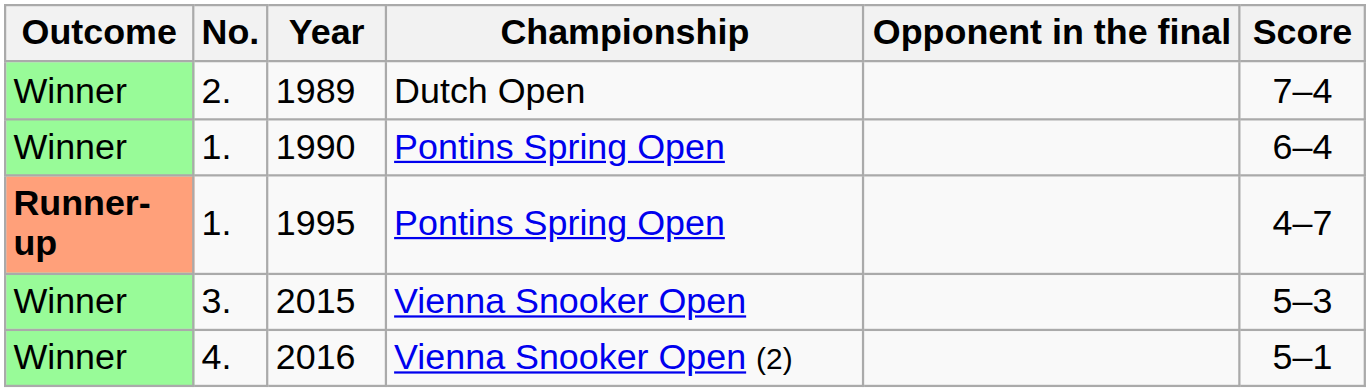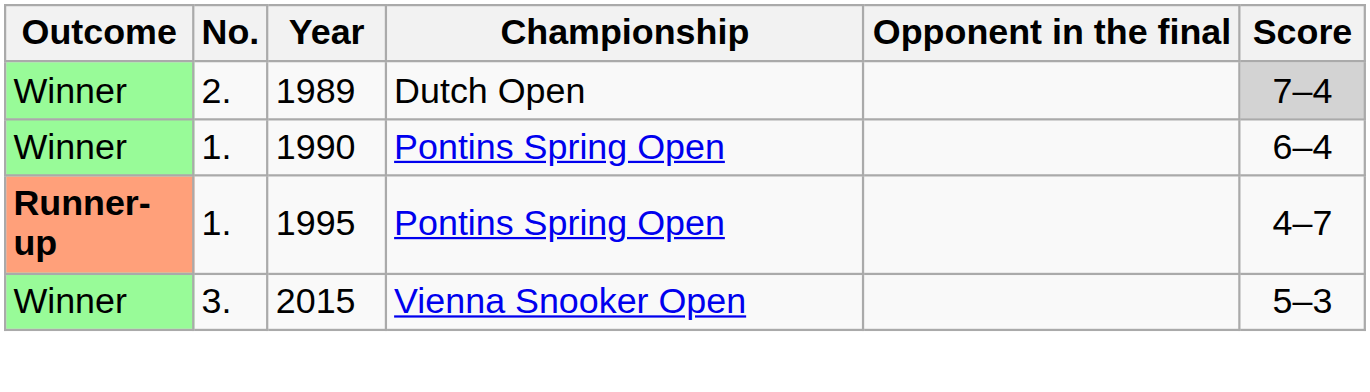(1302, 89) no background -> (1302, 89) lightgrey background
- row: (316, 357)
